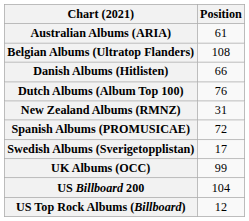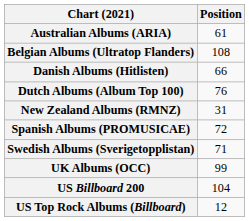(221, 149) 17 -> (221, 149) 71
